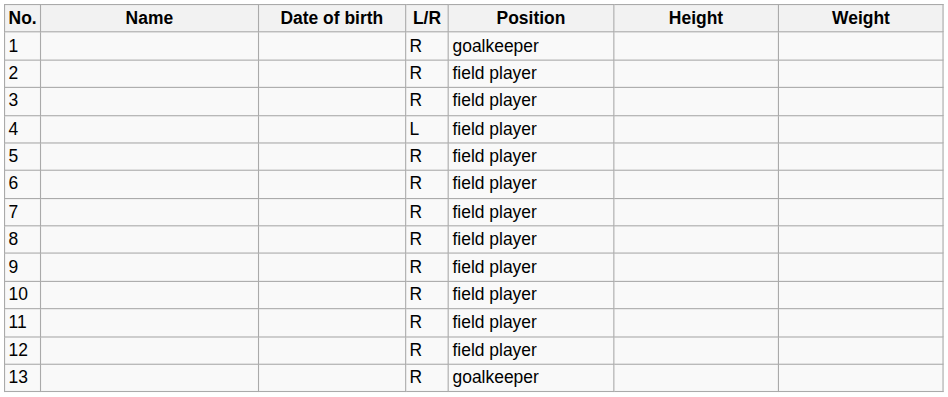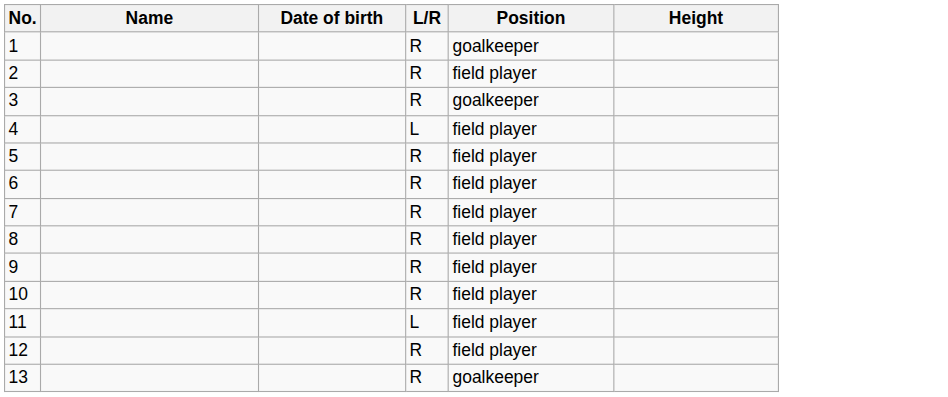- column: (861, 18)
(495, 101) field player -> (496, 101) goalkeeper
(416, 322) R -> (414, 322) L
